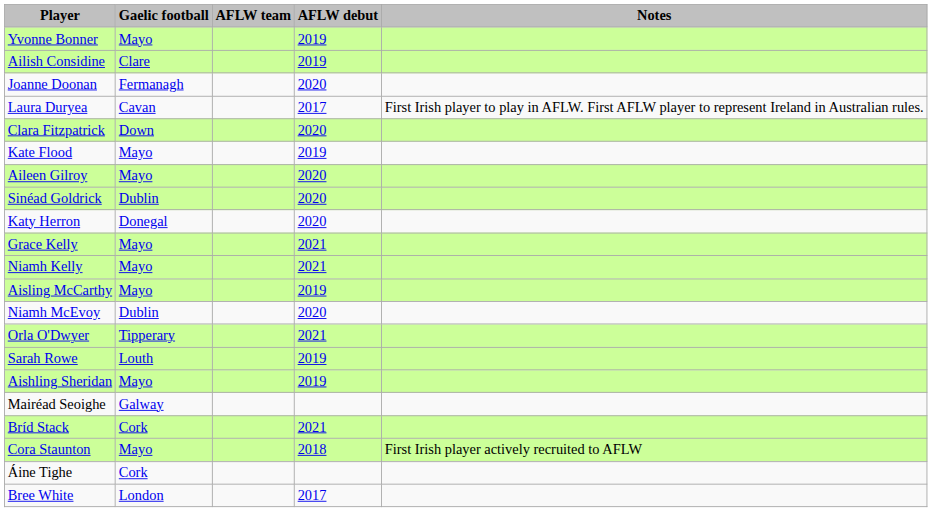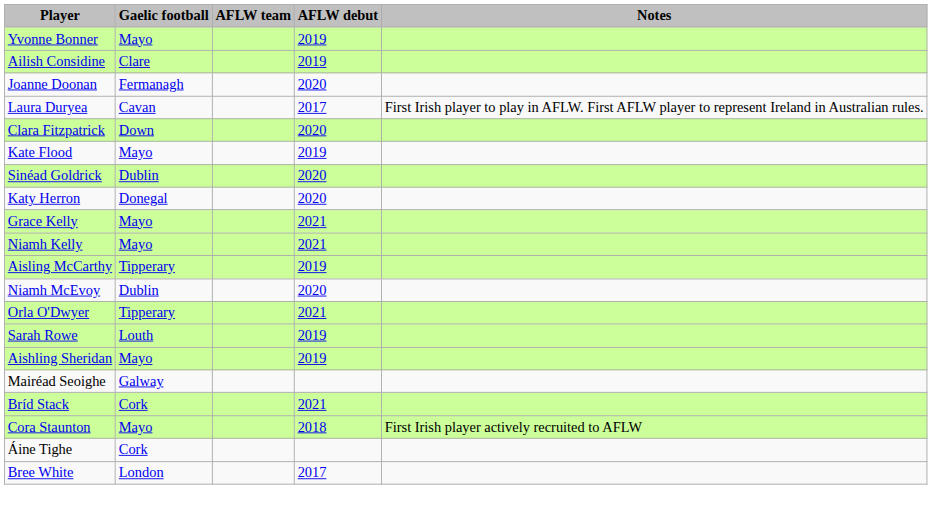- row: (48, 175)
(136, 289) Mayo -> (147, 267) Tipperary
